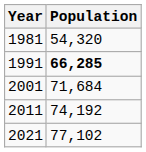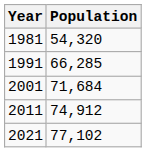(76, 64) bold -> (76, 64) normal
(76, 111) 74,192 -> (76, 111) 74,912
